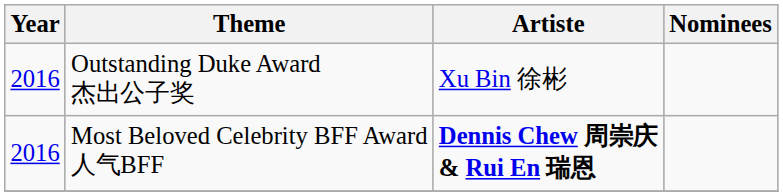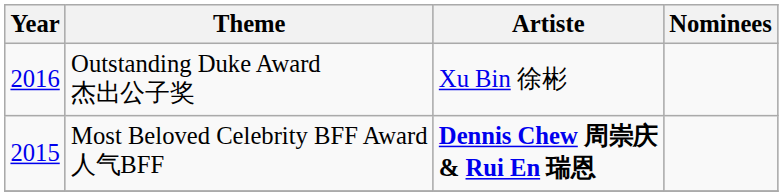(35, 153) 2016 -> (35, 153) 2015
